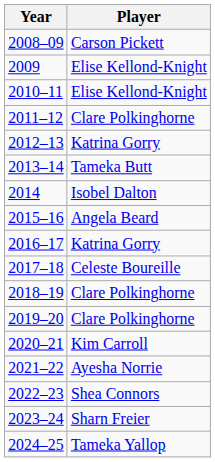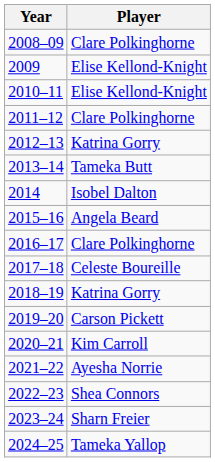(117, 42) Carson Pickett -> (133, 42) Clare Polkinghorne
(116, 243) Katrina Gorry -> (133, 243) Clare Polkinghorne
(133, 293) Clare Polkinghorne -> (116, 293) Katrina Gorry
(133, 318) Clare Polkinghorne -> (117, 318) Carson Pickett
